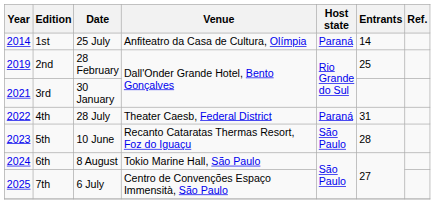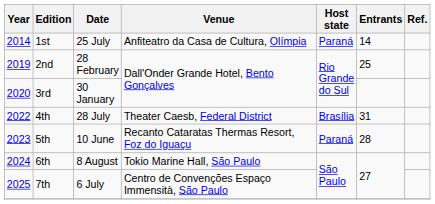(19, 93) 2021 -> (19, 93) 2020
(336, 116) Paraná -> (337, 116) Brasília
(332, 139) São Paulo -> (336, 139) Paraná
